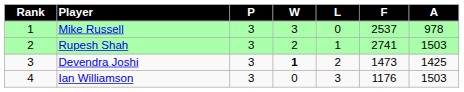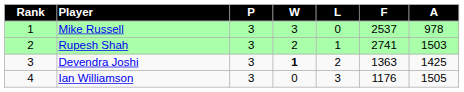(384, 62) 1473 -> (384, 62) 1363
(434, 79) 1503 -> (434, 79) 1505
